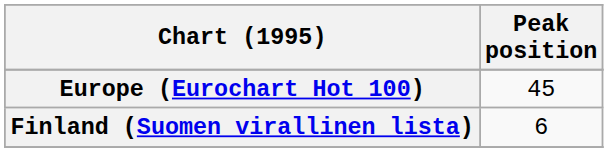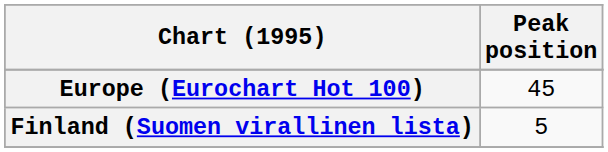(541, 127) 6 -> (541, 127) 5
